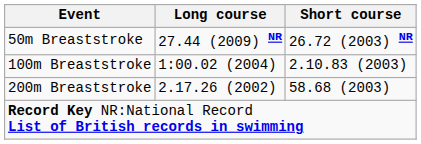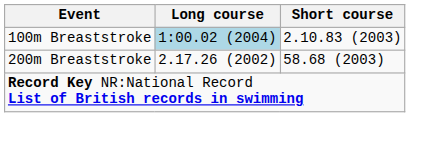- row: (76, 41)
(217, 66) no background -> (217, 39) lightblue background
